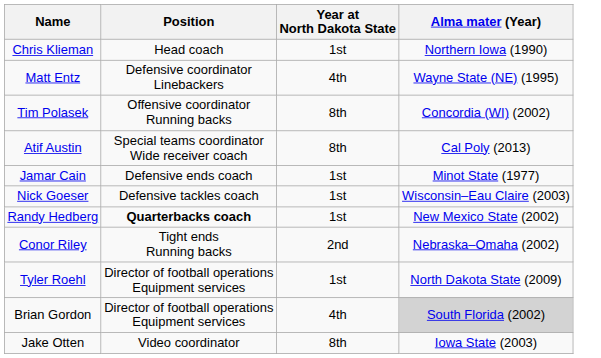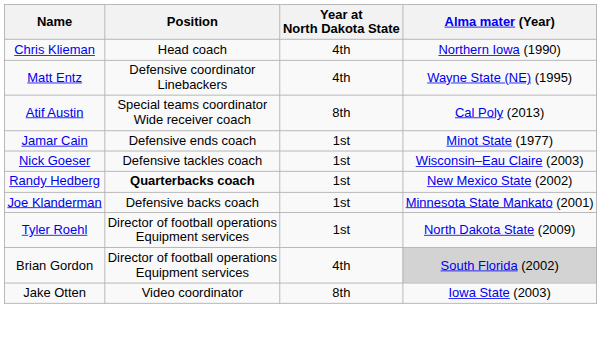(338, 49) 1st -> (341, 49) 4th
- row: (53, 112)
+ row: (55, 202)
- row: (53, 244)
